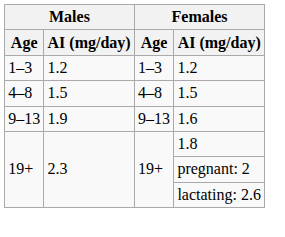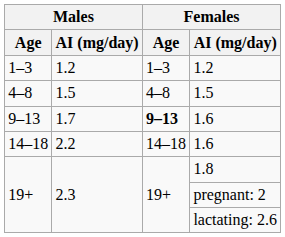(58, 118) 1.9 -> (66, 118) 1.7
(154, 118) normal -> (162, 118) bold
+ row: (28, 144)
